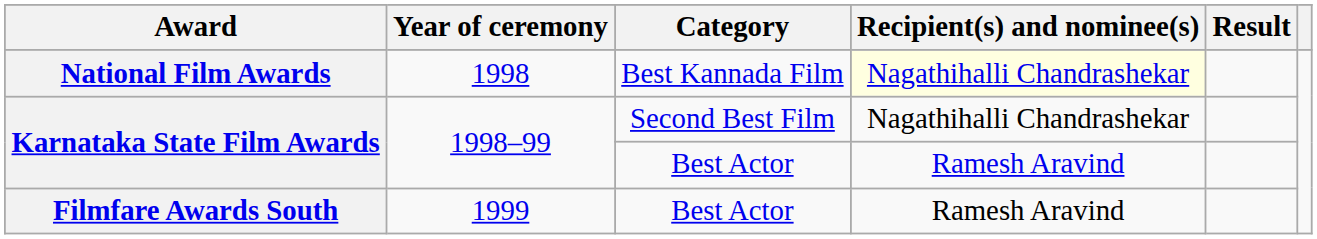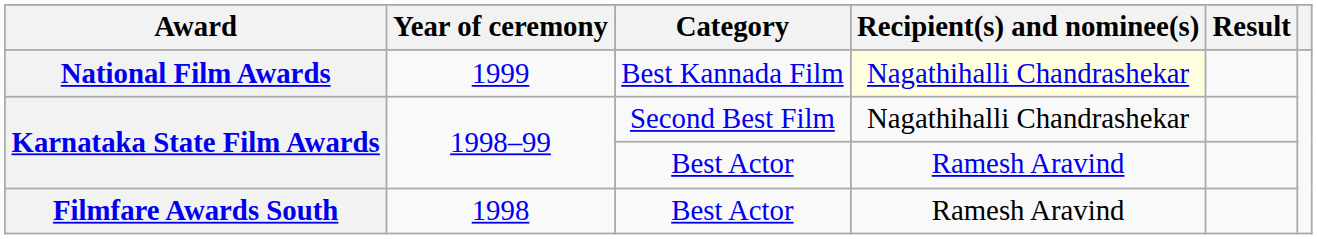(501, 73) 1998 -> (501, 73) 1999
(501, 210) 1999 -> (501, 210) 1998
